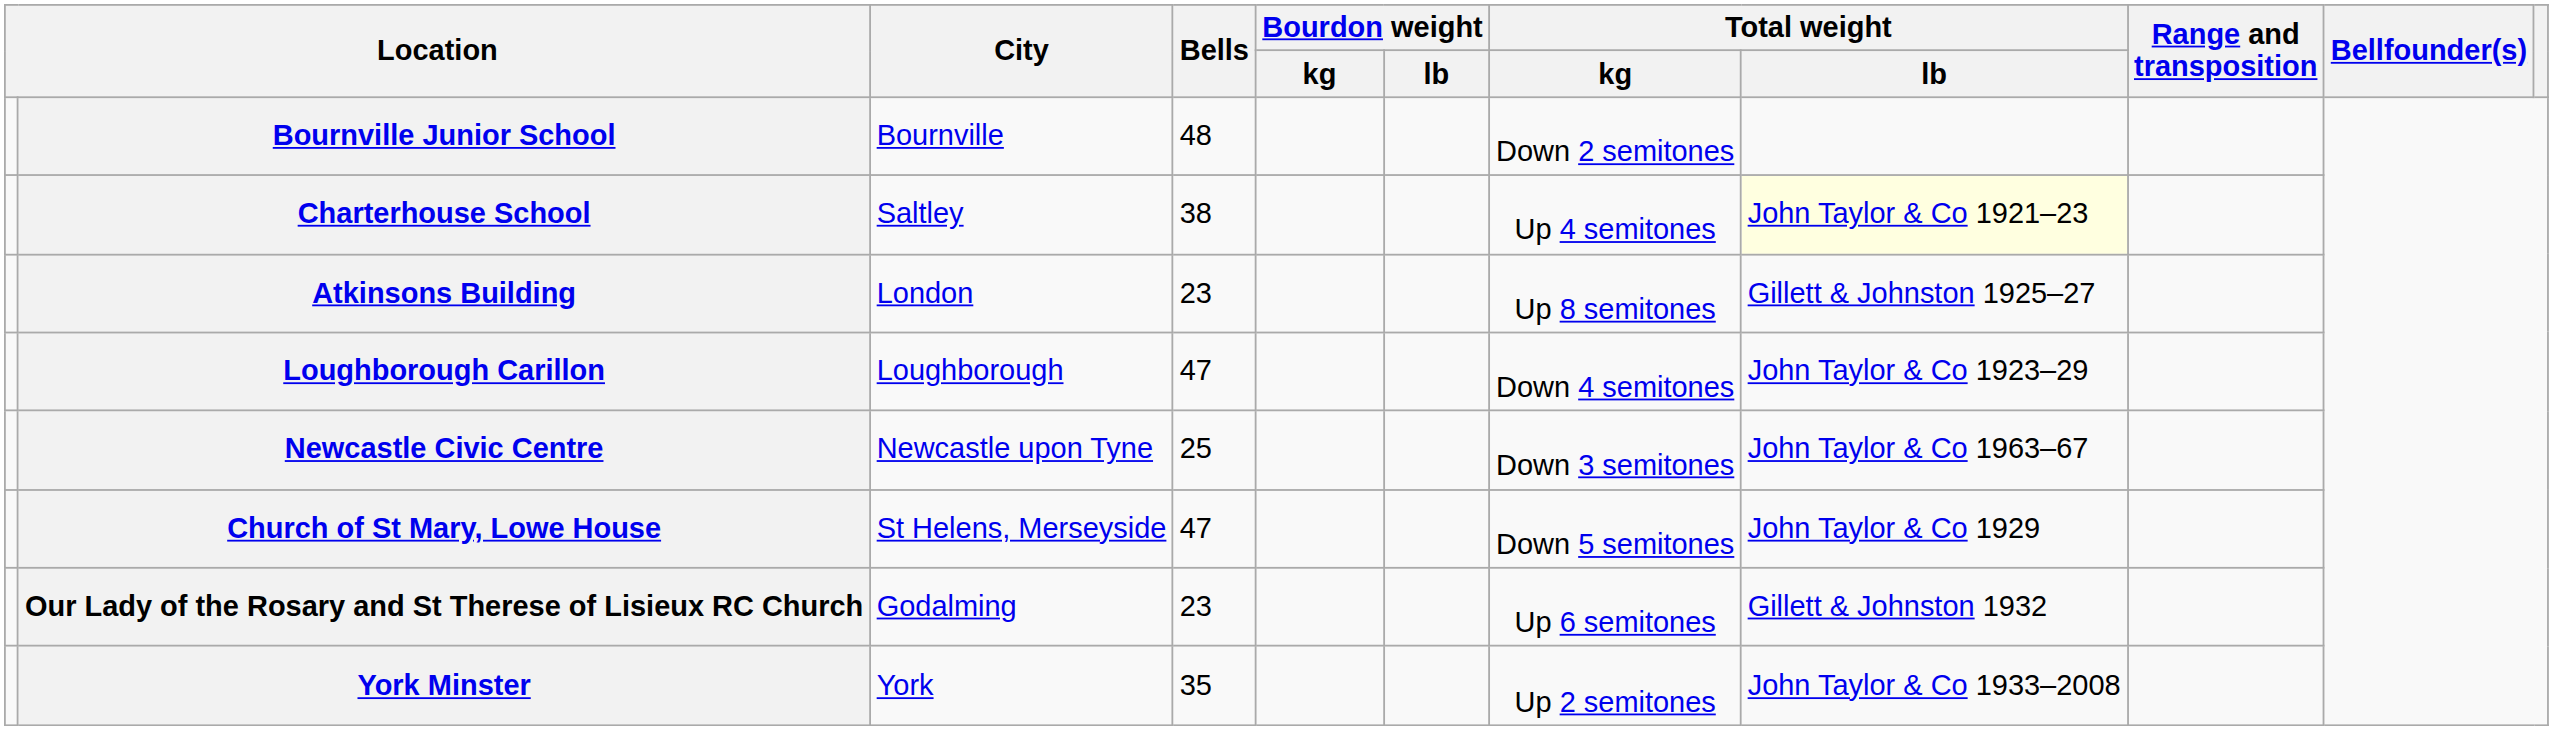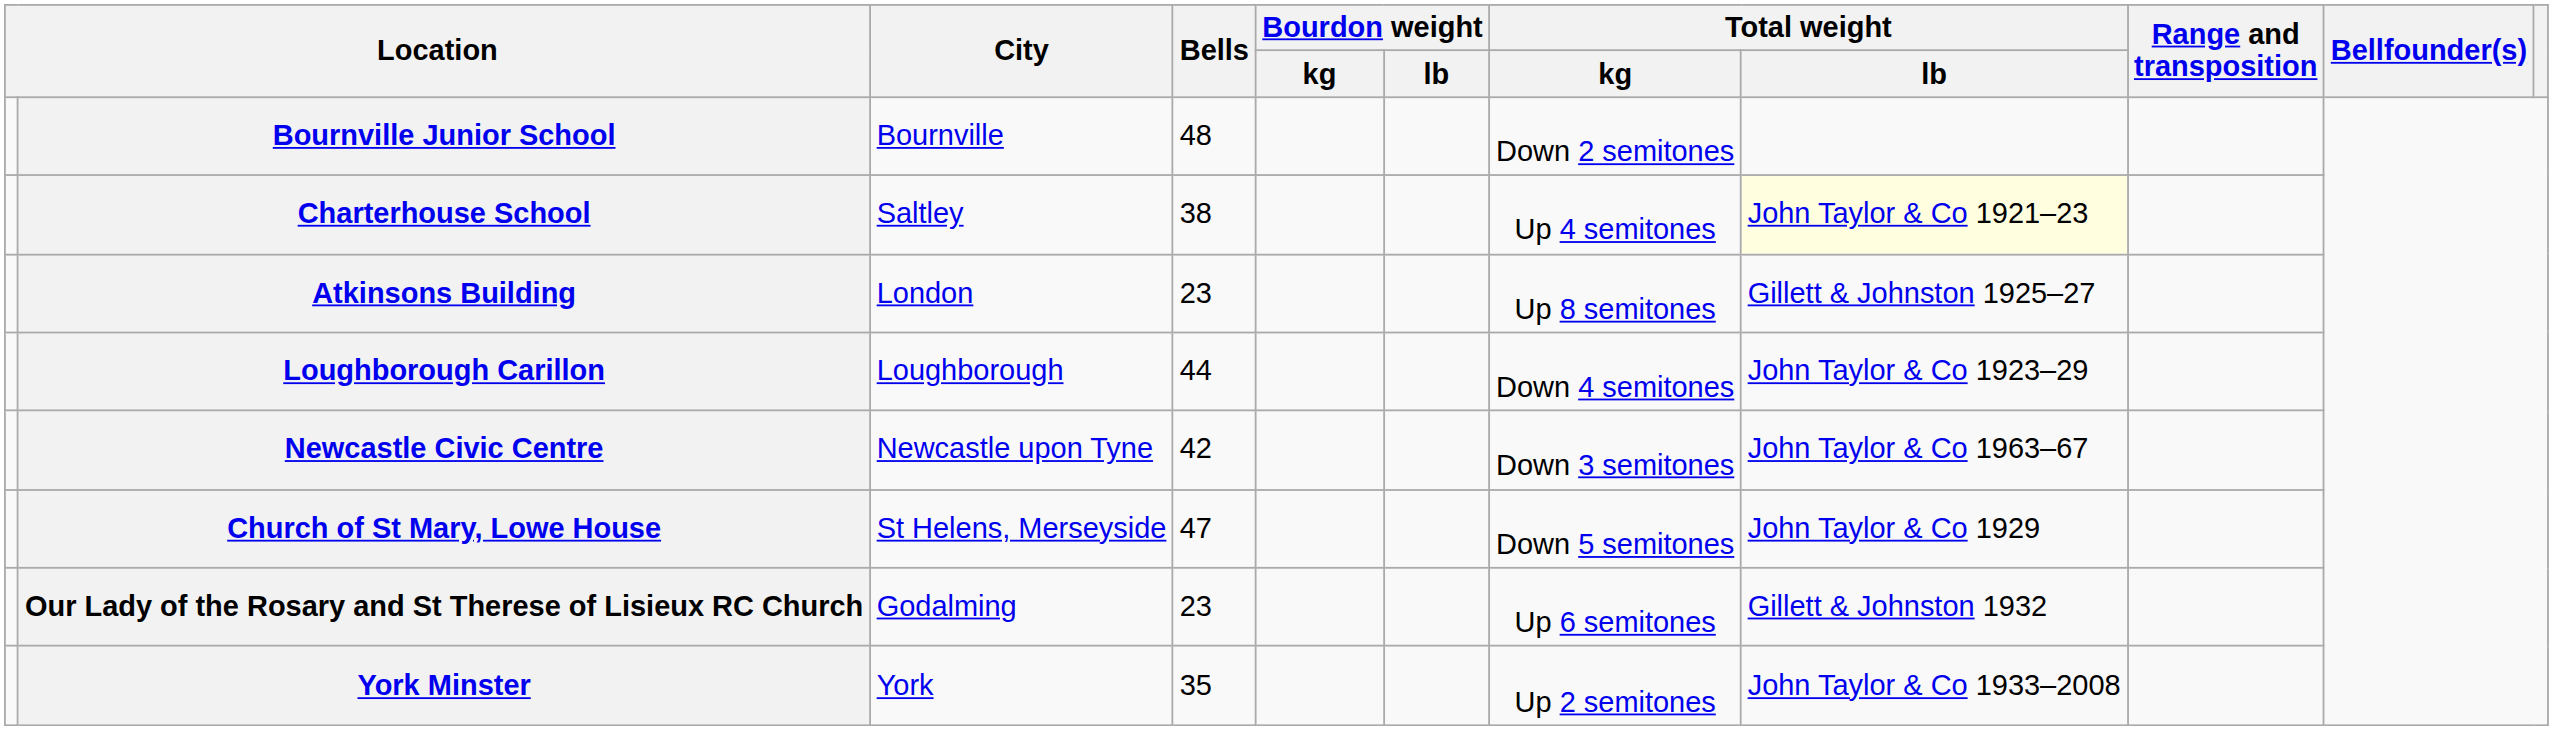(1196, 371) 47 -> (1196, 371) 44
(1196, 449) 25 -> (1196, 449) 42
